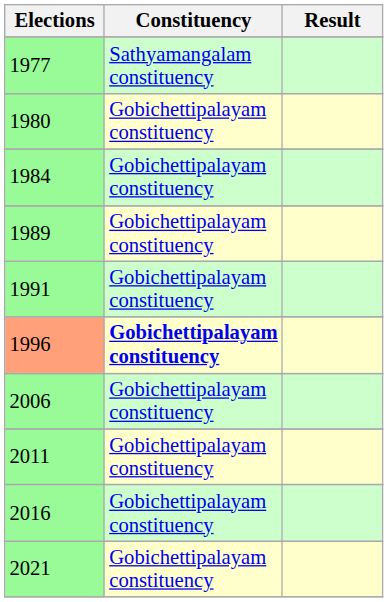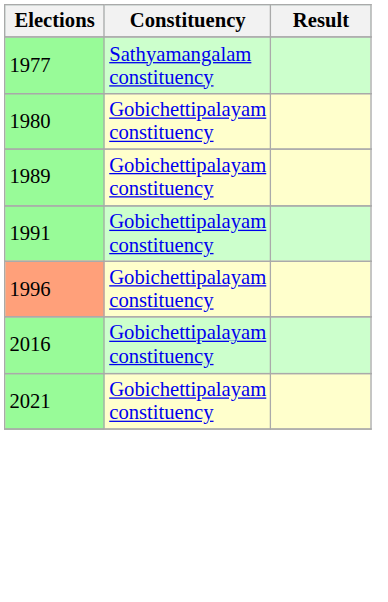- row: (30, 177)
(193, 344) bold -> (188, 289) normal
- row: (30, 400)
- row: (30, 456)
